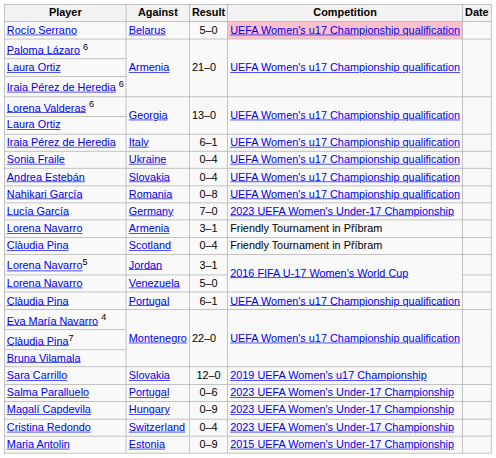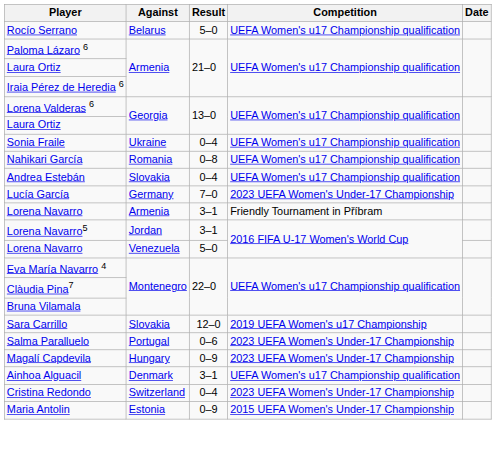(345, 30) pink background -> (345, 30) no background
- row: (61, 142)
rows swapped: (46, 177) <-> (45, 194)
- row: (38, 246)
- row: (38, 300)
+ row: (44, 375)
